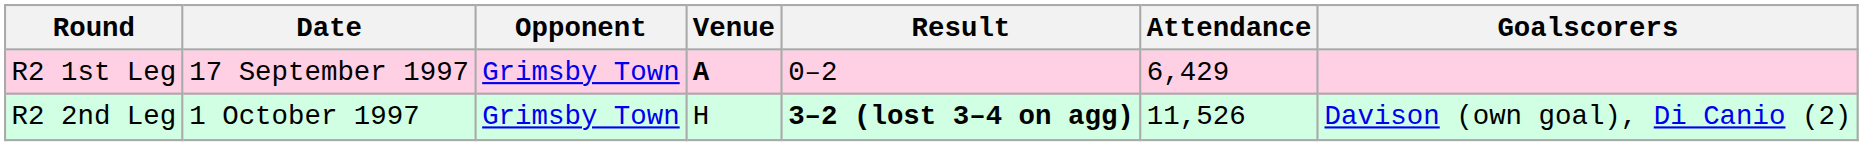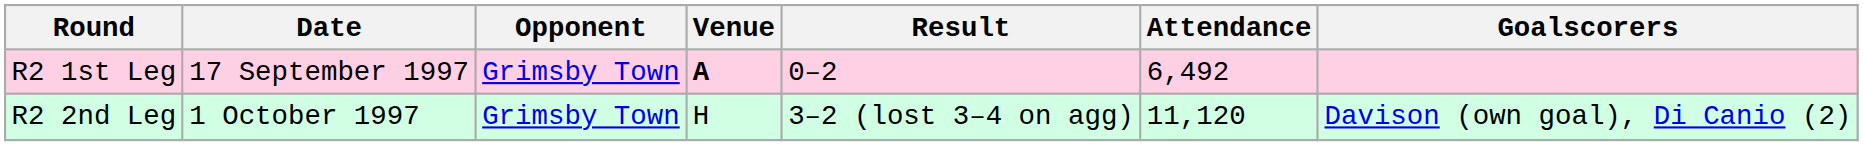(1188, 72) 6,429 -> (1188, 72) 6,492
(961, 117) bold -> (961, 117) normal
(1196, 117) 11,526 -> (1196, 117) 11,120
